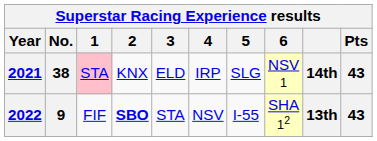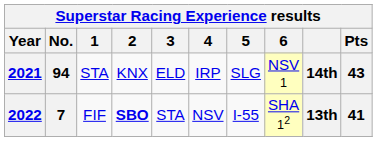(61, 73) 38 -> (61, 73) 94
(95, 73) pink background -> (95, 73) no background
(61, 115) 9 -> (61, 115) 7
(356, 115) 43 -> (356, 115) 41
